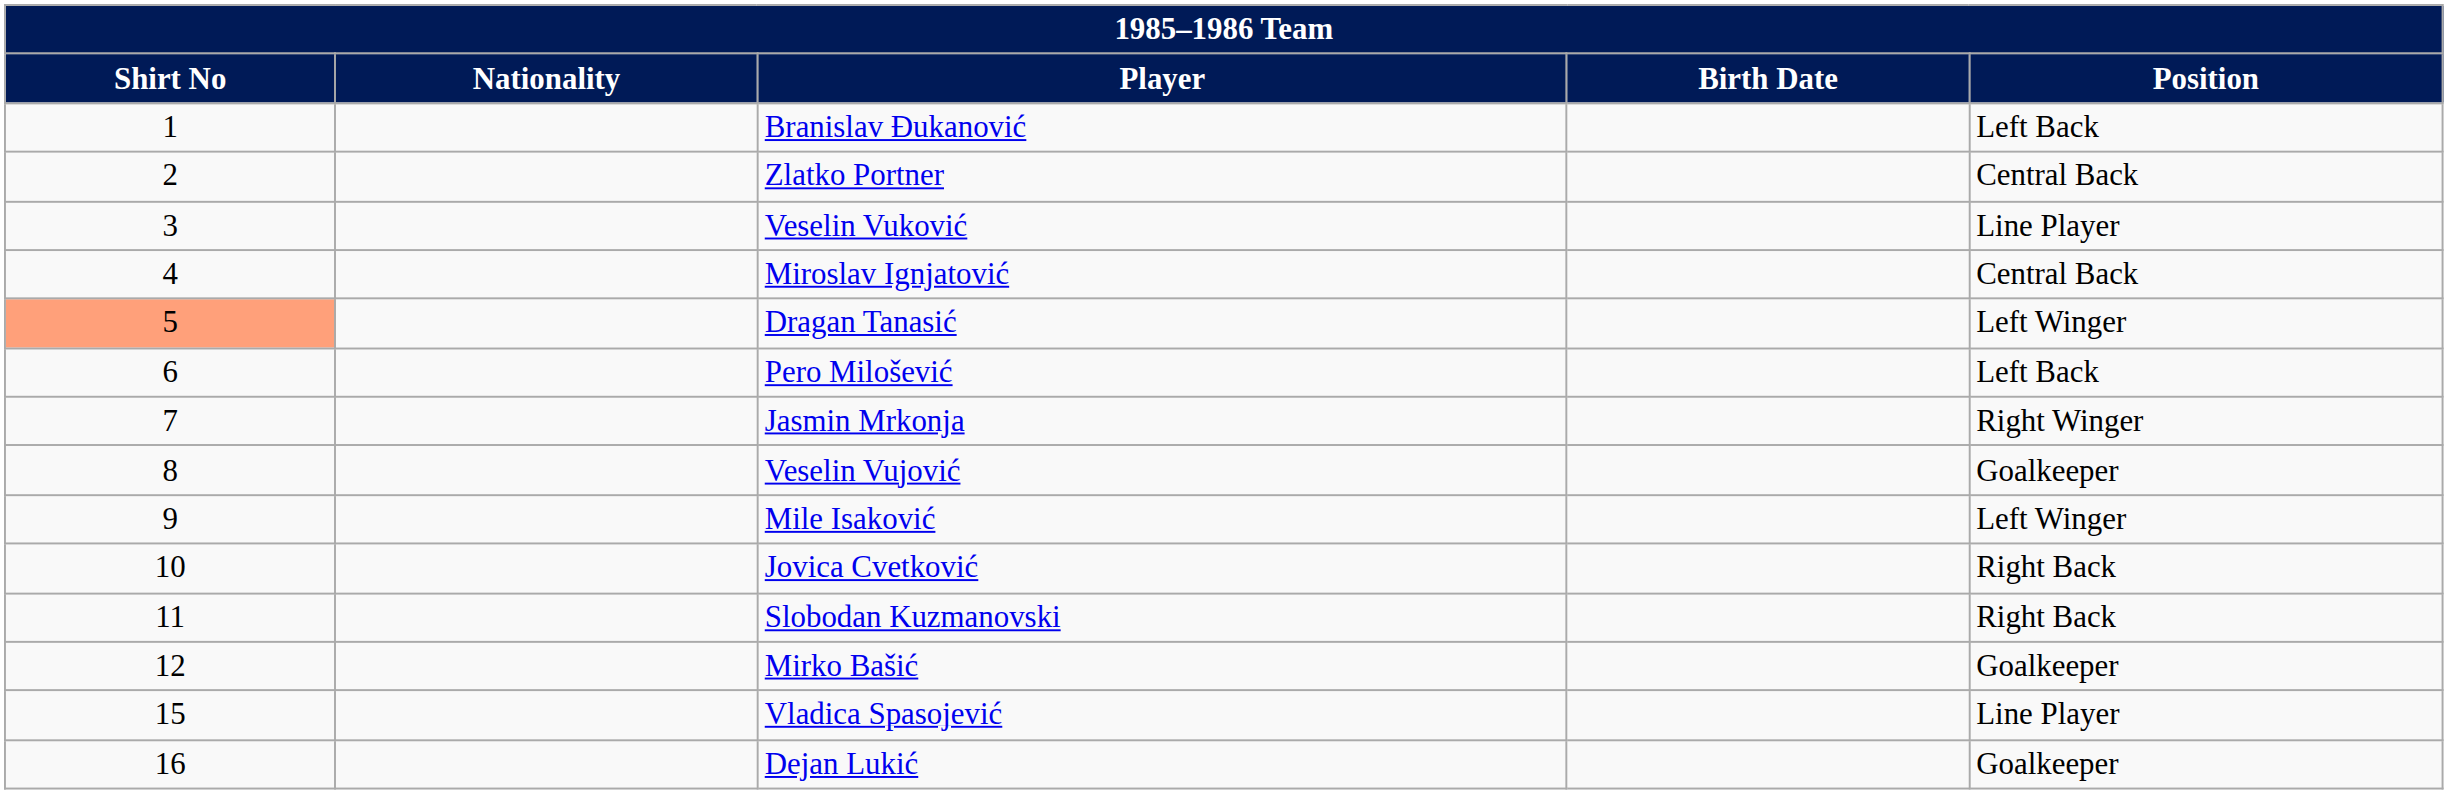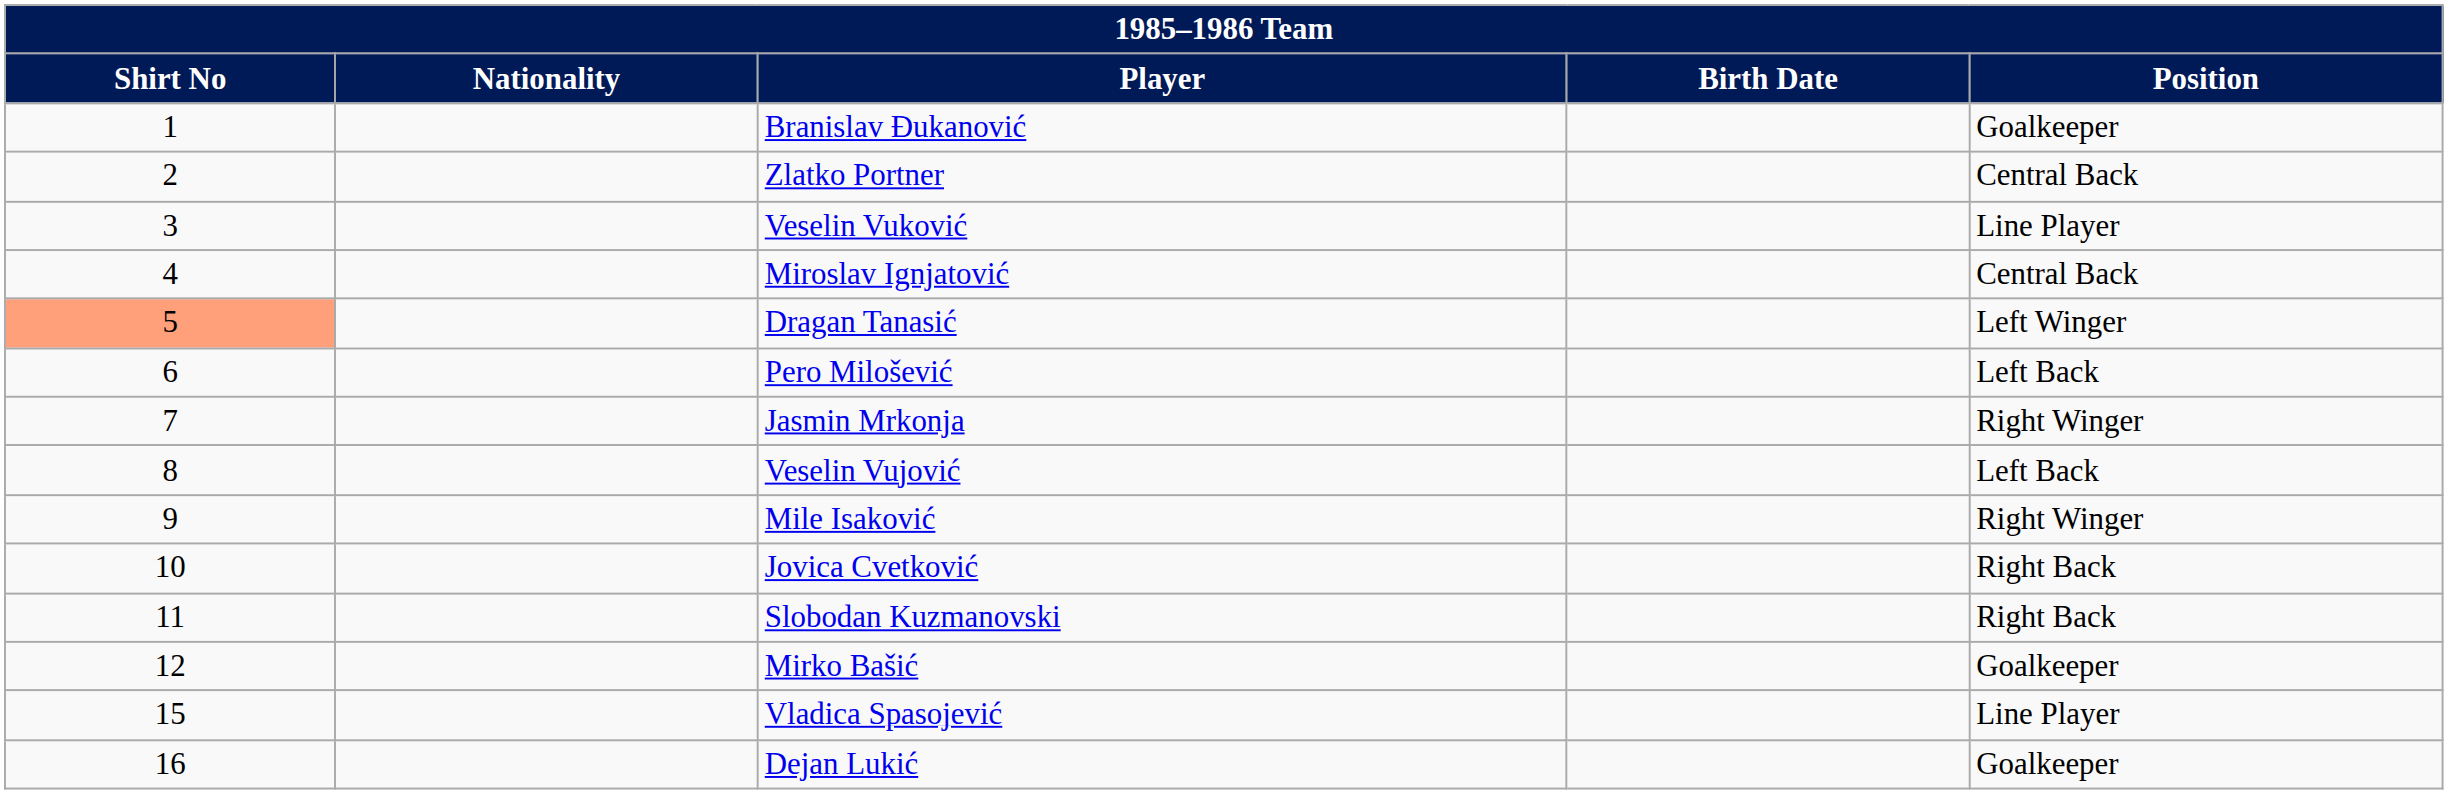(2038, 126) Left Back -> (2047, 126) Goalkeeper
(2047, 469) Goalkeeper -> (2038, 469) Left Back
(2051, 518) Left Winger -> (2060, 518) Right Winger
